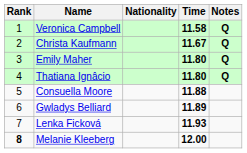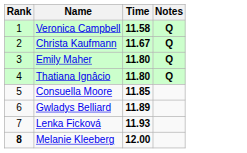- column: (151, 12)
(194, 92) 11.88 -> (138, 92) 11.85
